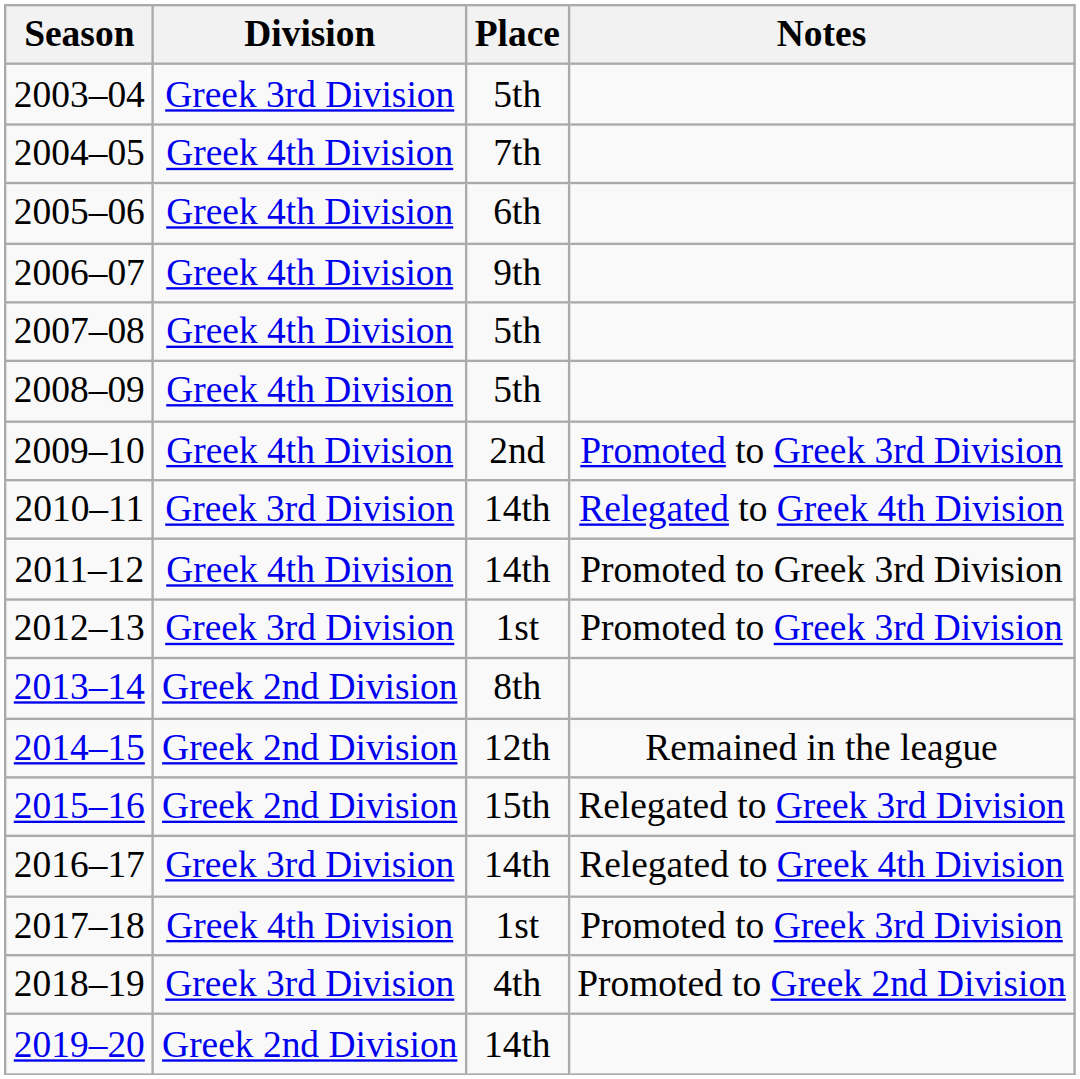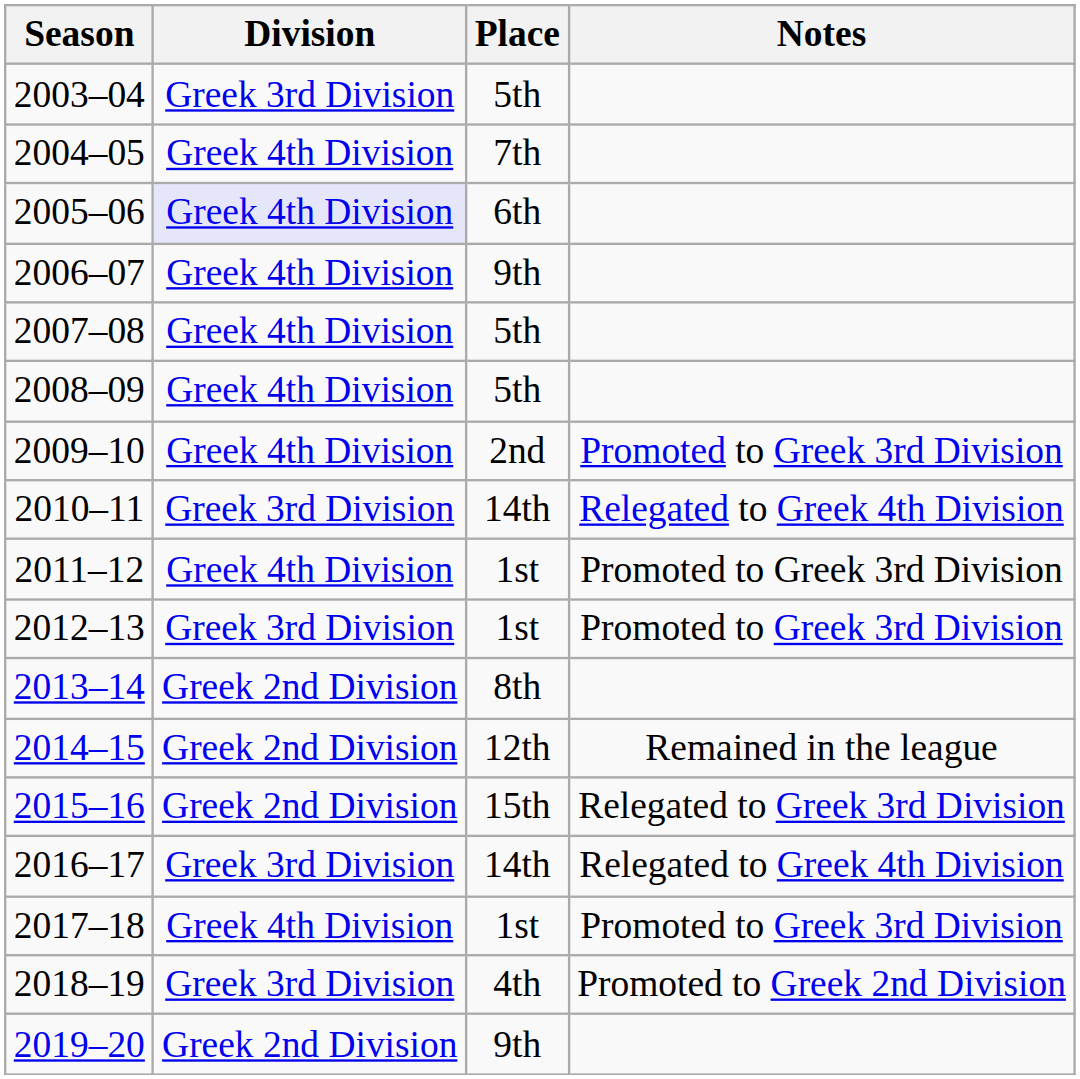(310, 212) no background -> (310, 212) lavender background
(517, 568) 14th -> (517, 568) 1st
(517, 1043) 14th -> (517, 1043) 9th
